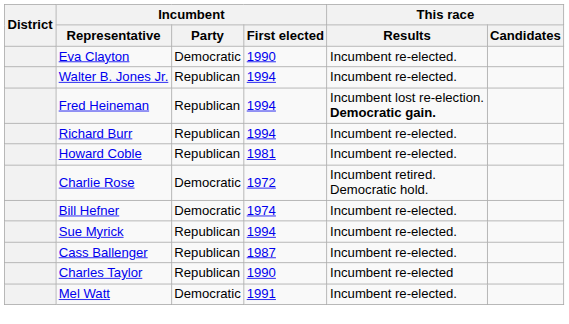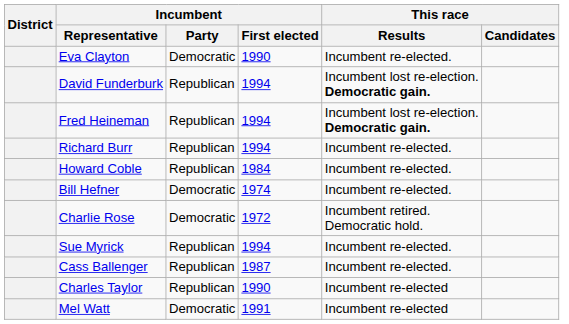+ row: (111, 84)
- row: (113, 77)
(261, 154) 1981 -> (256, 169) 1984
rows swapped: (97, 182) <-> (89, 210)
(394, 294) Incumbent re-elected. -> (386, 308) Incumbent re-elected
